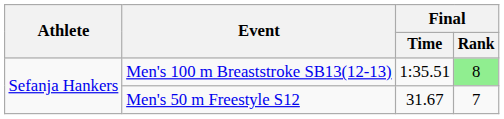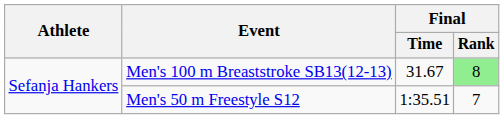(425, 72) 1:35.51 -> (425, 72) 31.67
(425, 99) 31.67 -> (425, 99) 1:35.51
